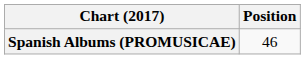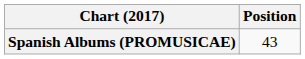(270, 41) 46 -> (270, 41) 43
